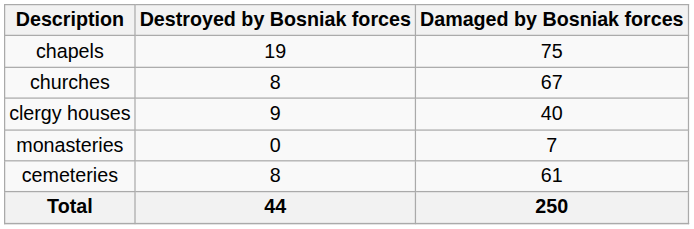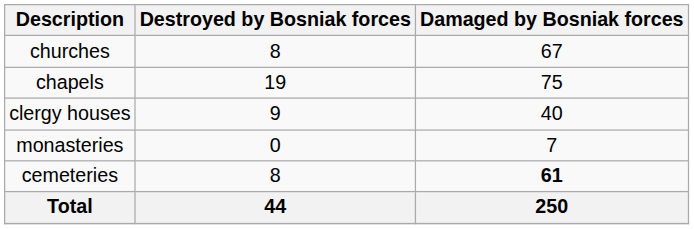rows swapped: (70, 82) <-> (70, 51)
(552, 176) normal -> (552, 176) bold
